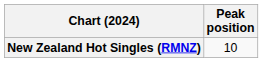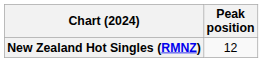(231, 47) 10 -> (231, 47) 12
